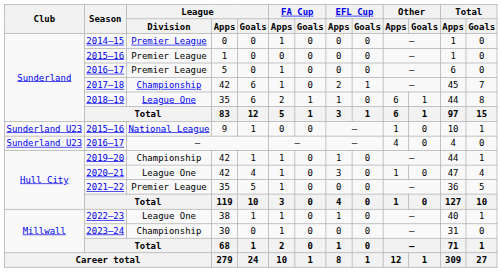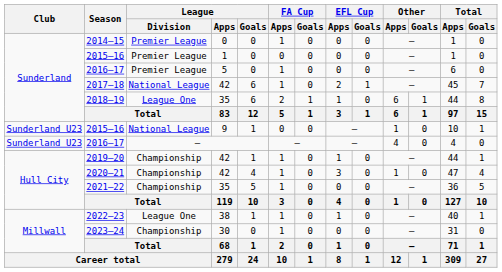(169, 85) Championship -> (169, 85) National League
(169, 172) League One -> (169, 172) Championship
(169, 187) Premier League -> (169, 187) Championship
